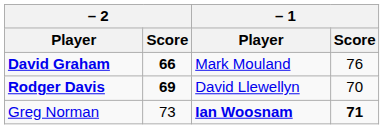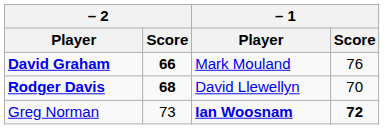(167, 87) 69 -> (167, 87) 68
(355, 111) 71 -> (355, 111) 72
